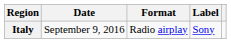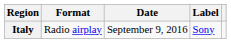columns swapped: (84, 13) <-> (159, 13)
